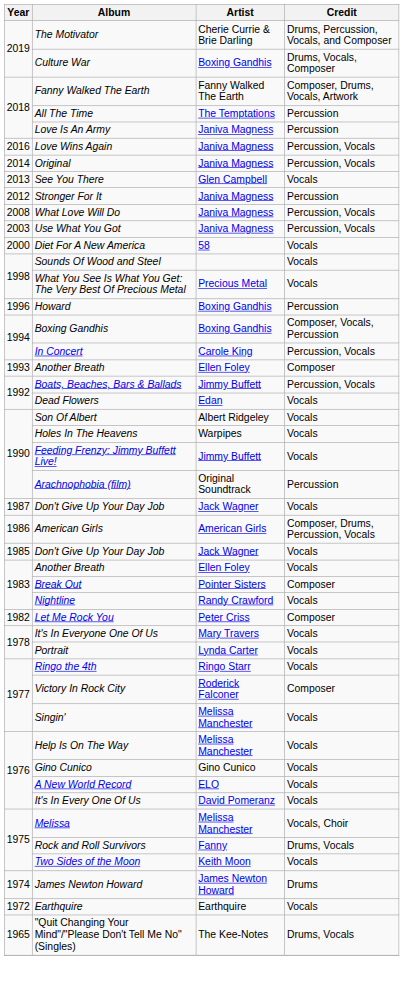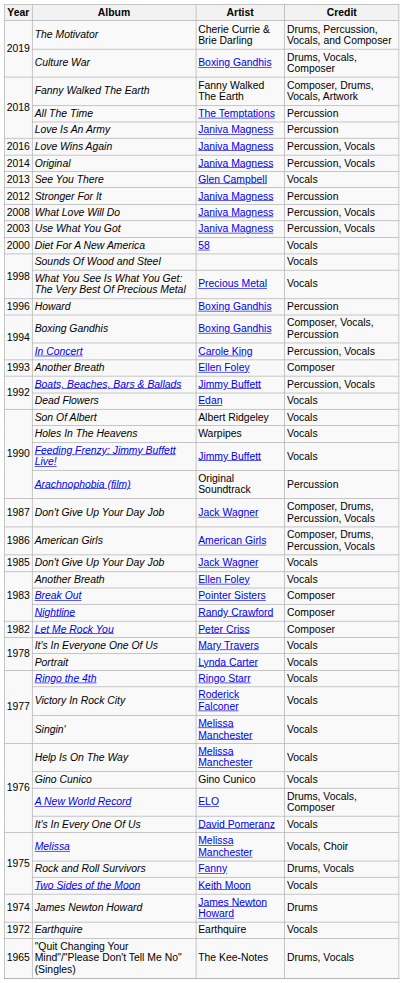(302, 506) Vocals -> (331, 512) Composer, Drums, Percussion, Vocals
(302, 601) Vocals -> (311, 612) Composer
(311, 689) Composer -> (302, 701) Vocals
(302, 784) Vocals -> (322, 802) Drums, Vocals, Composer
